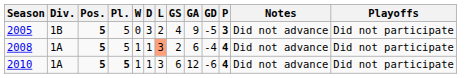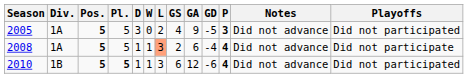columns swapped: (138, 13) <-> (149, 13)
(56, 30) 1B -> (56, 30) 1A
(394, 30) Did not participate -> (397, 30) Did not participated
(56, 64) 1A -> (56, 64) 1B
(394, 64) Did not participate -> (397, 64) Did not participated
